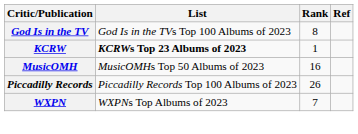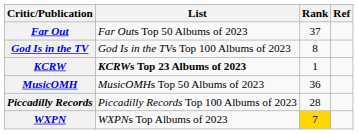+ row: (50, 31)
(315, 66) 16 -> (315, 84) 36
(315, 84) 26 -> (315, 102) 28
(315, 102) no background -> (315, 119) gold background
